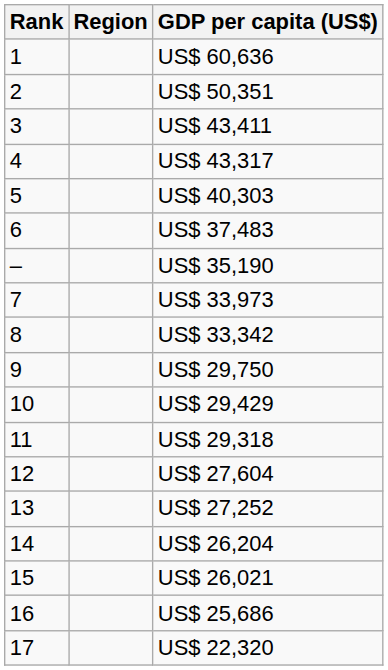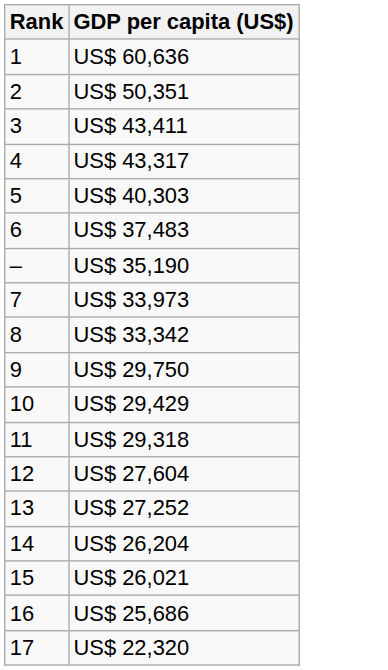- column: (111, 21)
